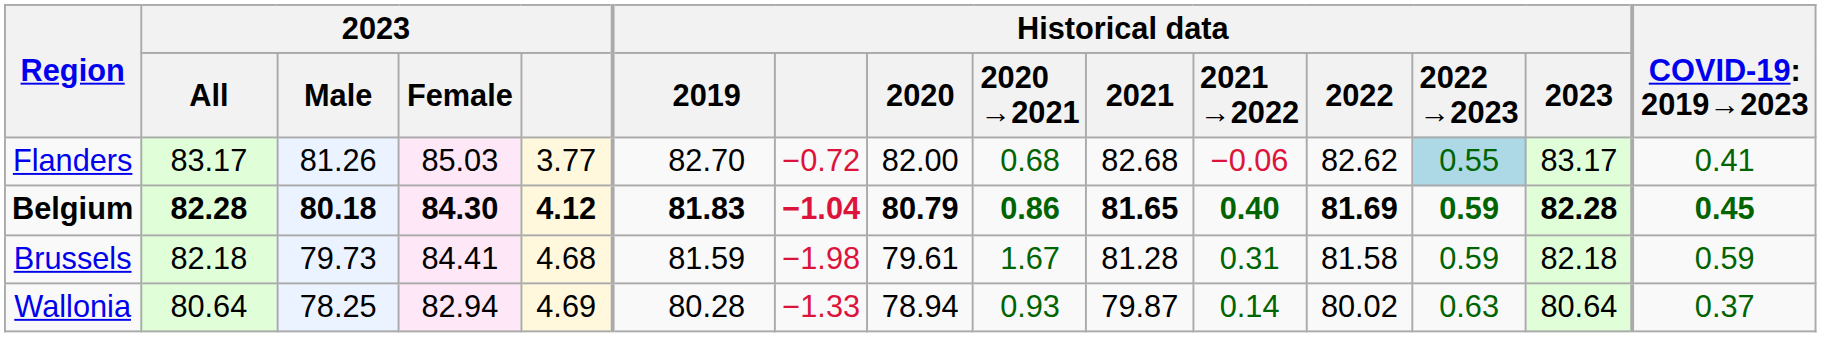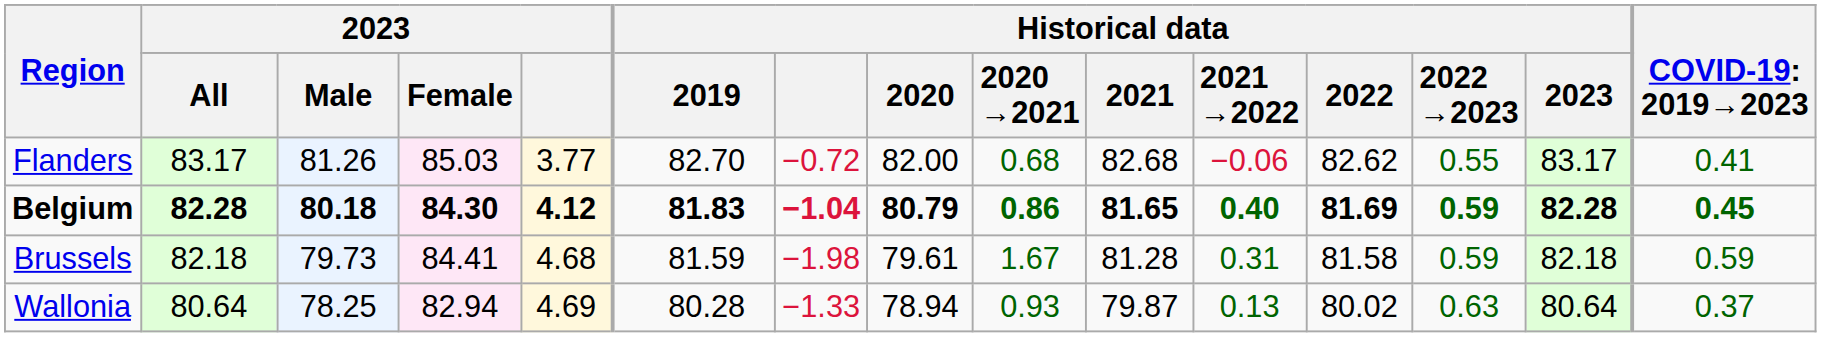(1469, 160) lightblue background -> (1469, 160) no background
(1250, 307) 0.14 -> (1250, 307) 0.13
